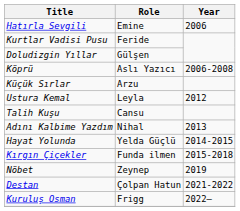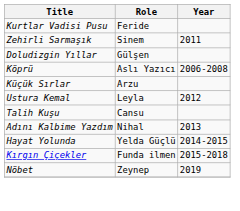- row: (46, 26)
+ row: (49, 40)
- row: (22, 184)
- row: (41, 199)
